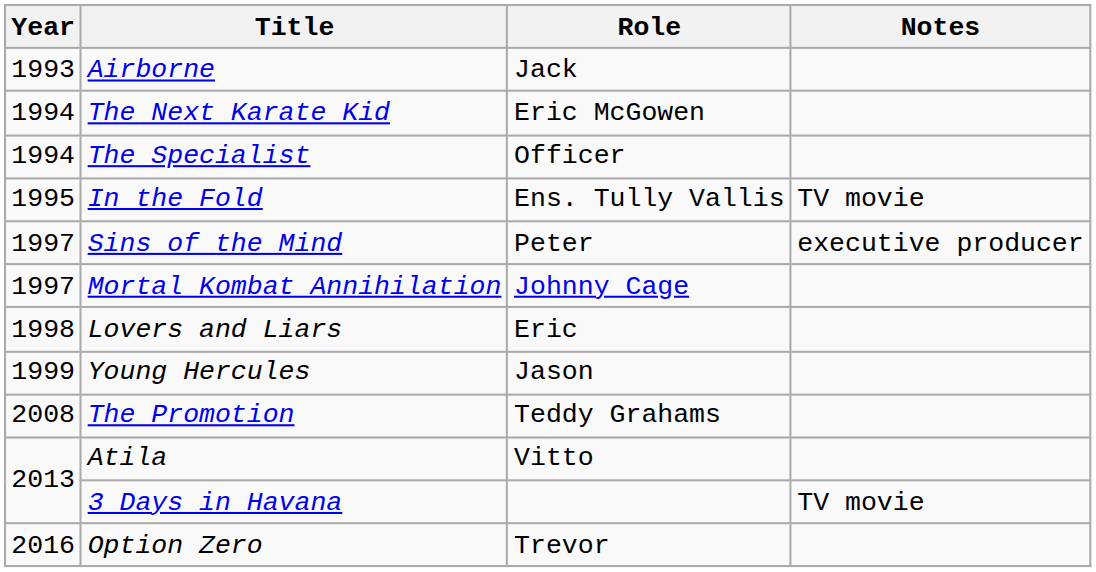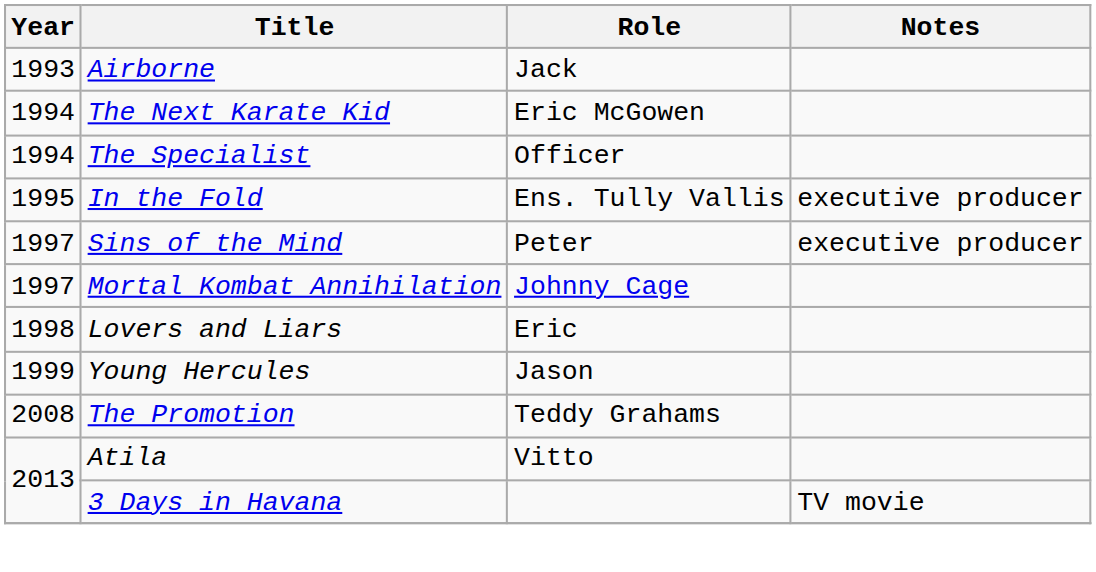(861, 200) TV movie -> (940, 200) executive producer
- row: (175, 545)
